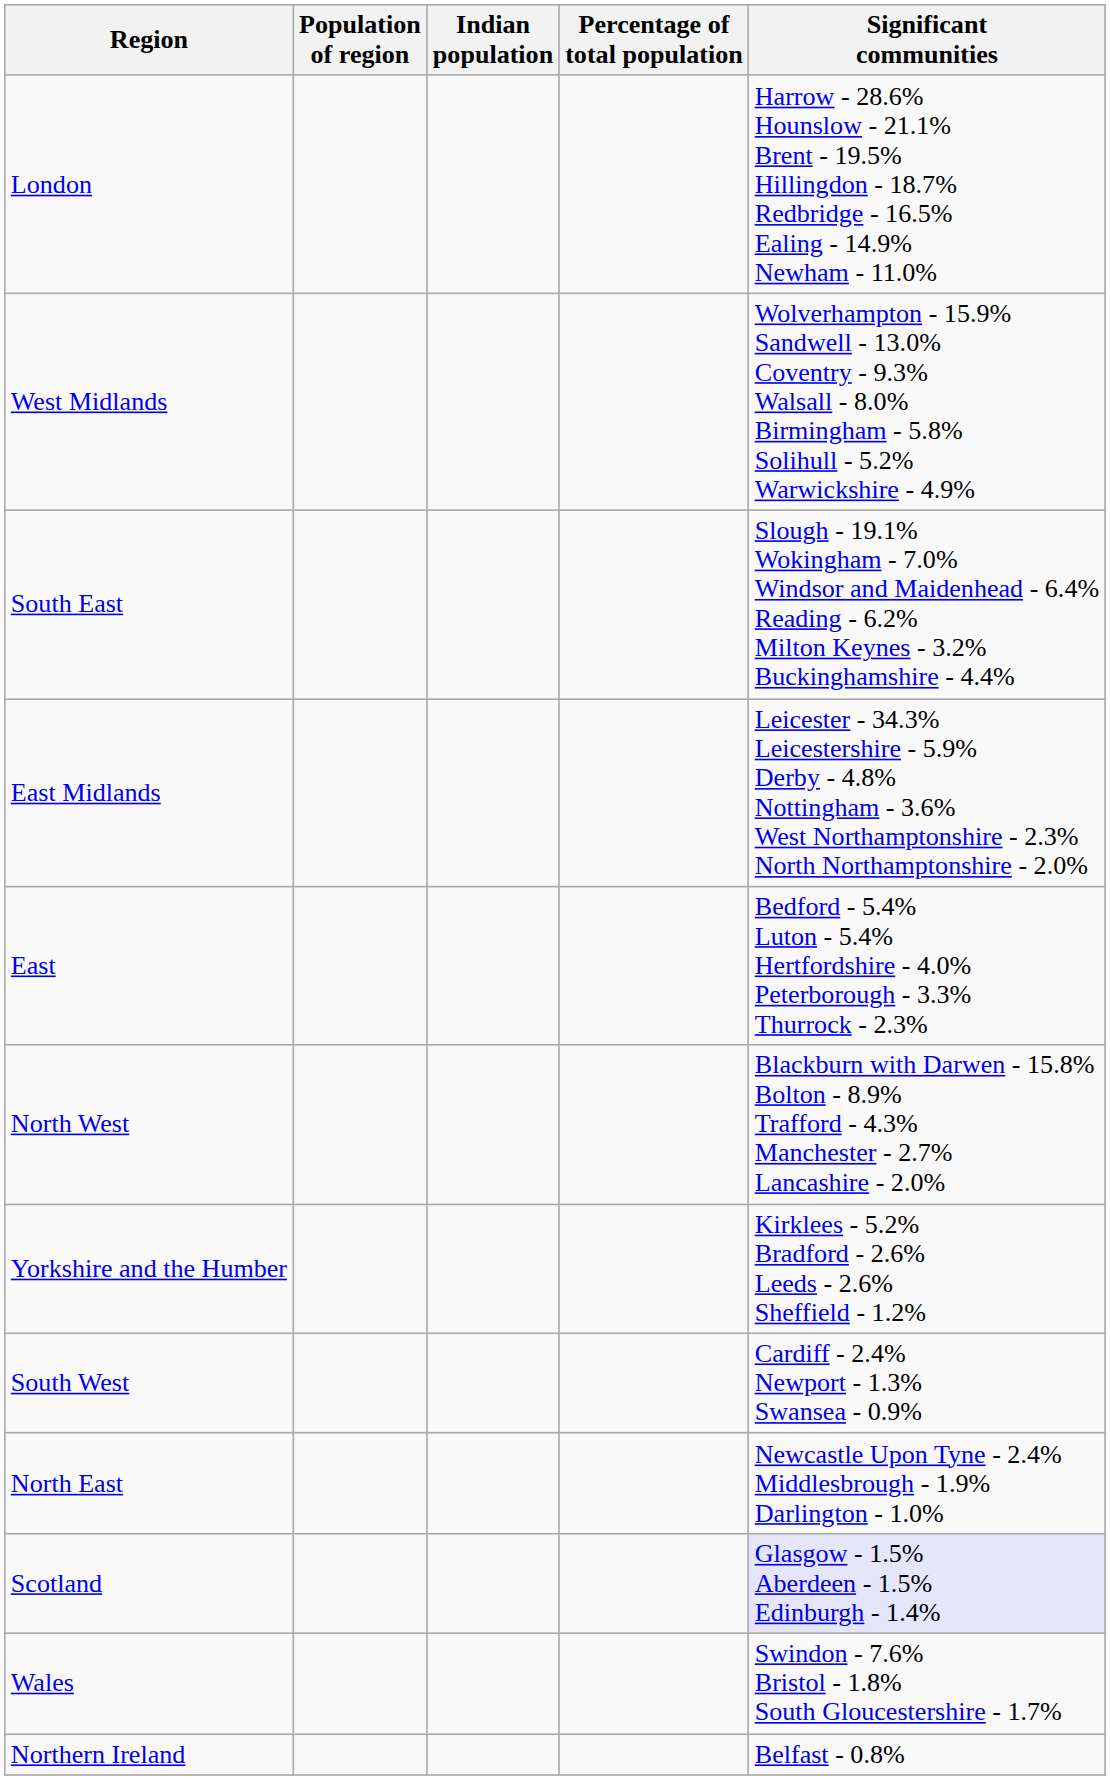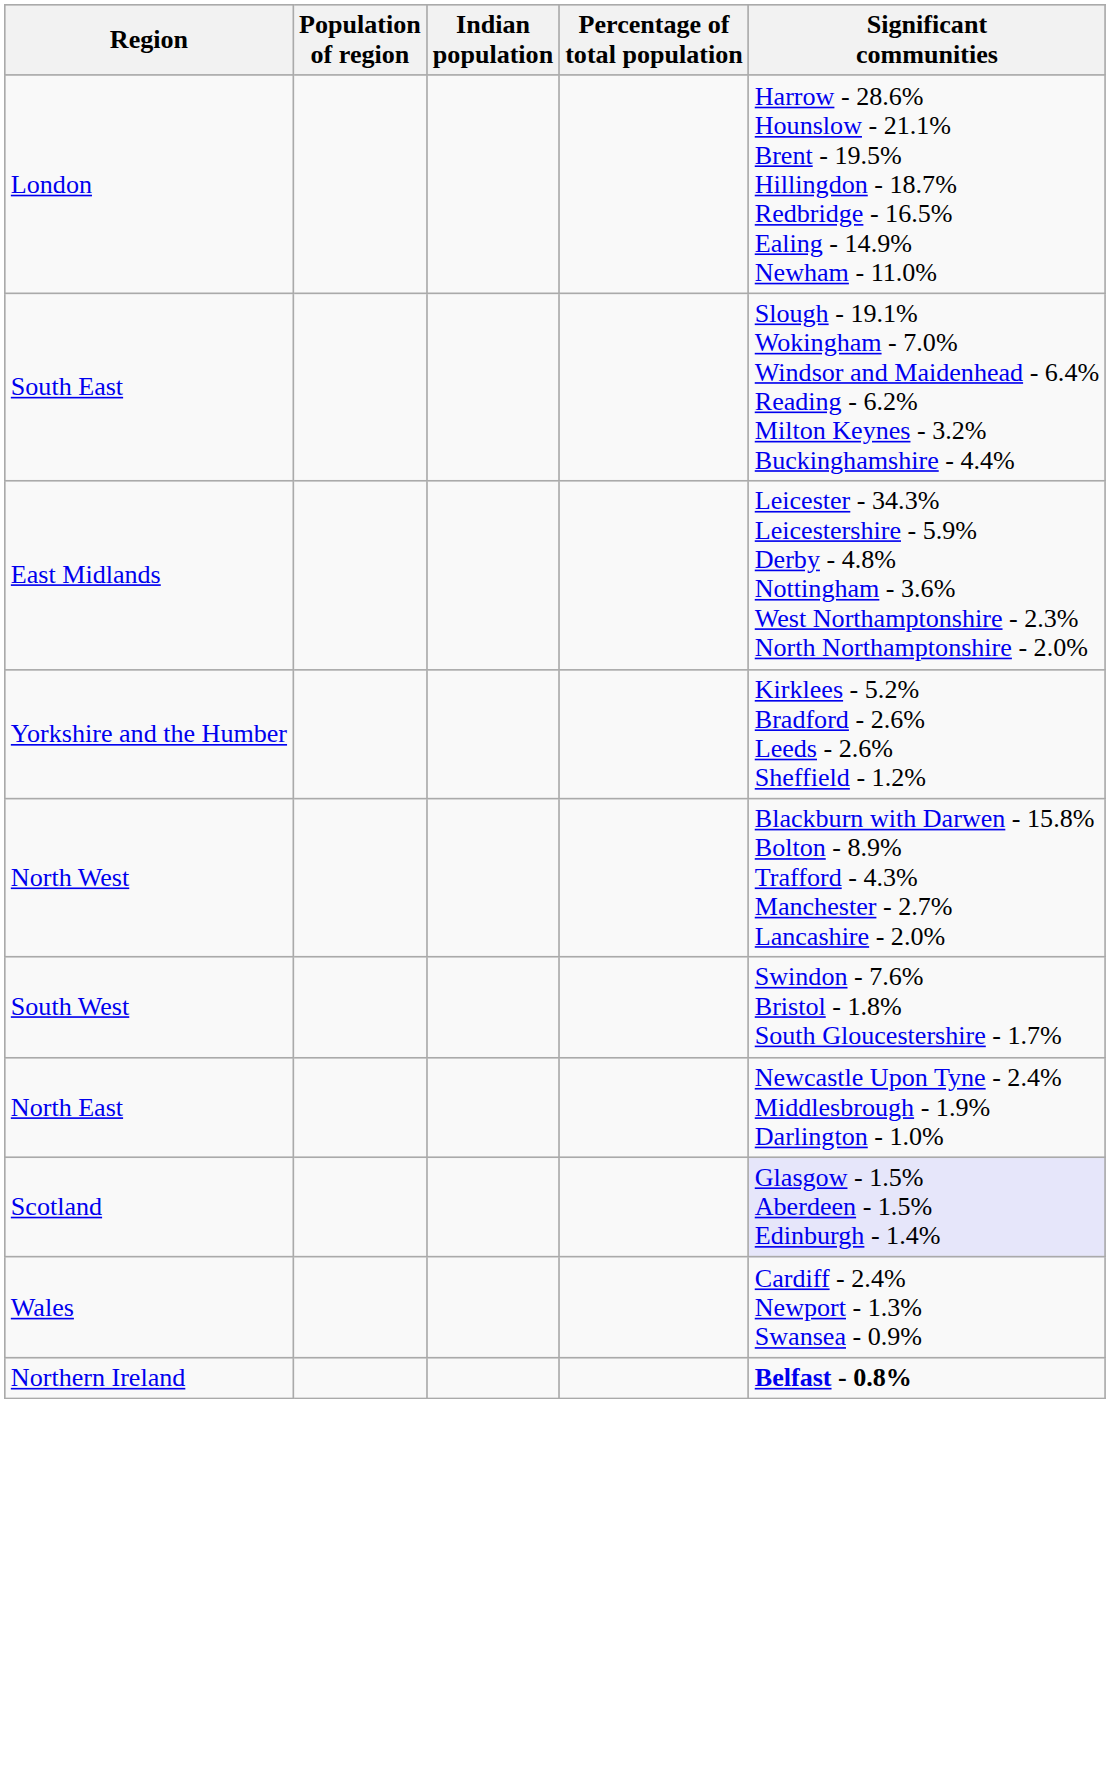- row: (89, 401)
- row: (33, 965)
rows swapped: (70, 1124) <-> (149, 1268)
(838, 1382) Cardiff - 2.4% Newport - 1.3% Swansea - 0.9% -> (908, 1006) Swindon - 7.6% Bristol - 1.8% South Gloucestershire - 1.7%
(908, 1683) Swindon - 7.6% Bristol - 1.8% South Gloucestershire - 1.7% -> (838, 1306) Cardiff - 2.4% Newport - 1.3% Swansea - 0.9%
(830, 1753) normal -> (833, 1377) bold
